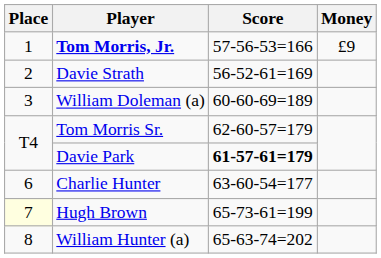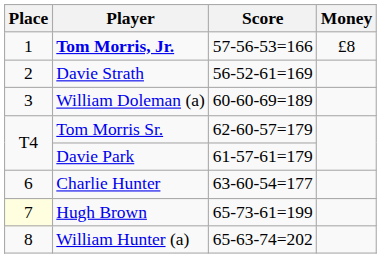(347, 45) £9 -> (346, 45) £8
(263, 156) bold -> (263, 156) normal
